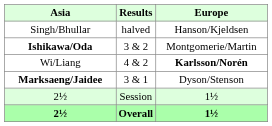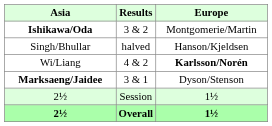rows swapped: (60, 46) <-> (60, 29)
